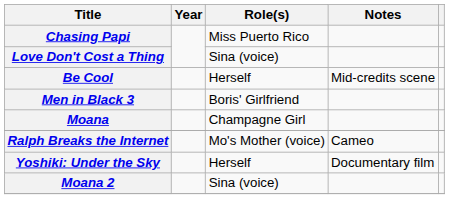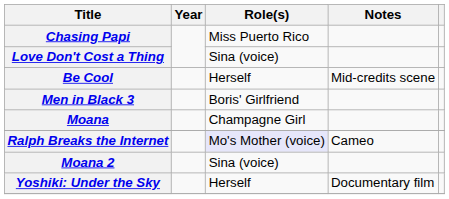(267, 141) no background -> (267, 141) lavender background
rows swapped: (88, 162) <-> (88, 183)
